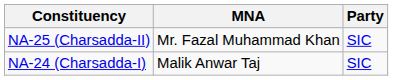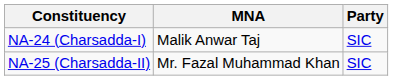rows swapped: (77, 63) <-> (79, 39)
